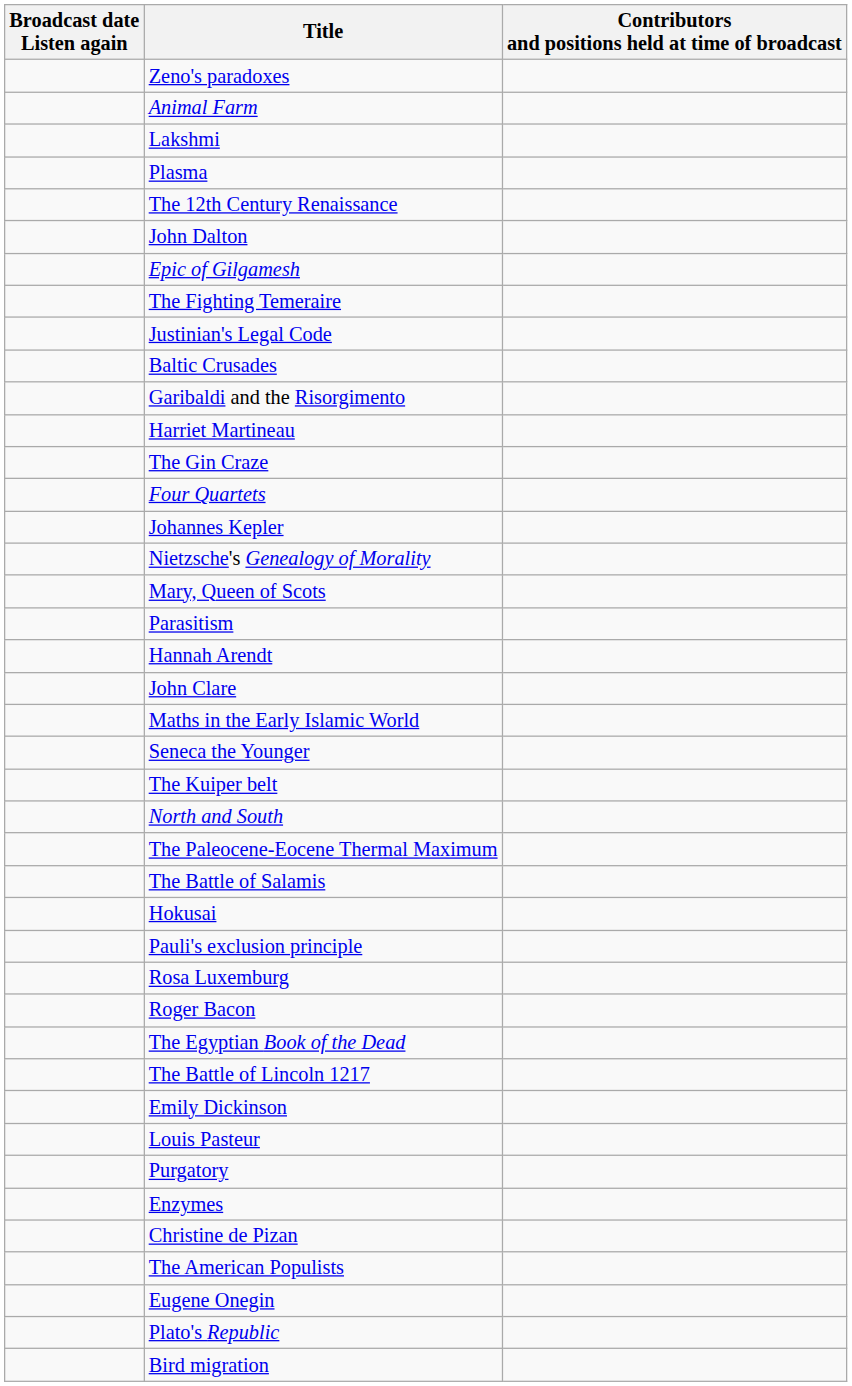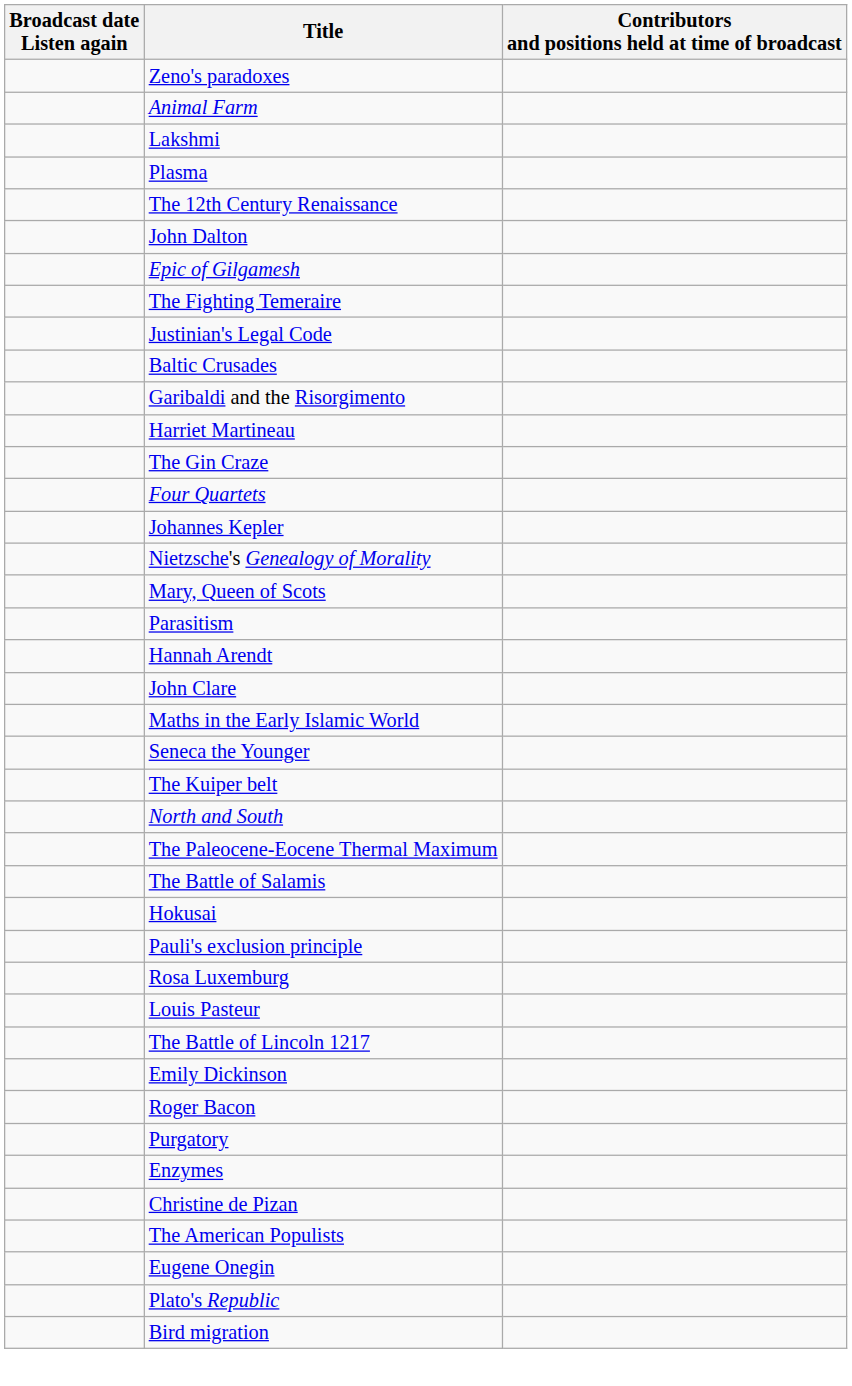rows swapped: (202, 1010) <-> (204, 1139)
- row: (277, 1042)
